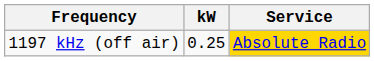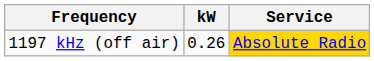(206, 43) 0.25 -> (206, 43) 0.26
